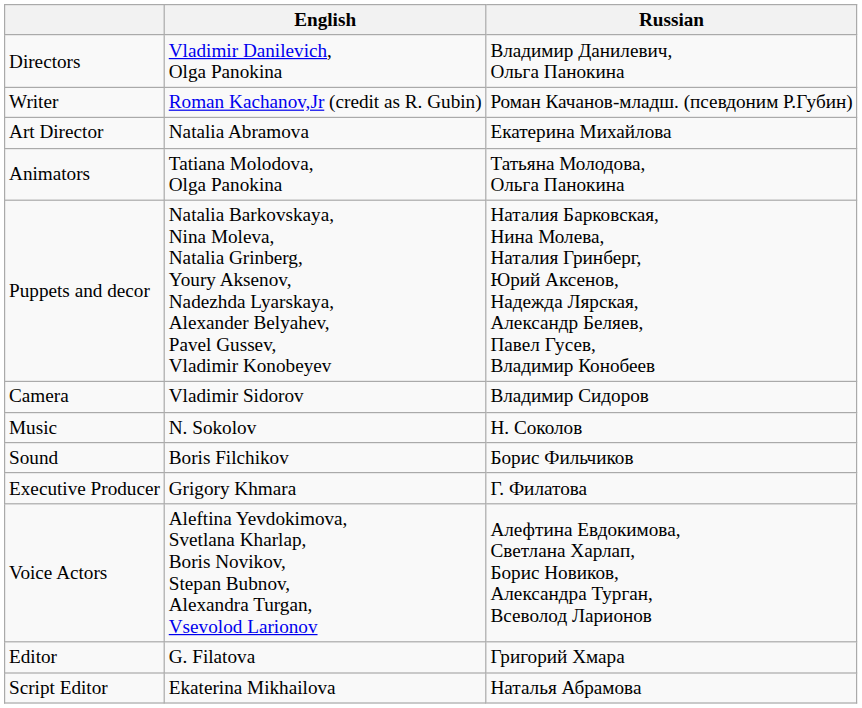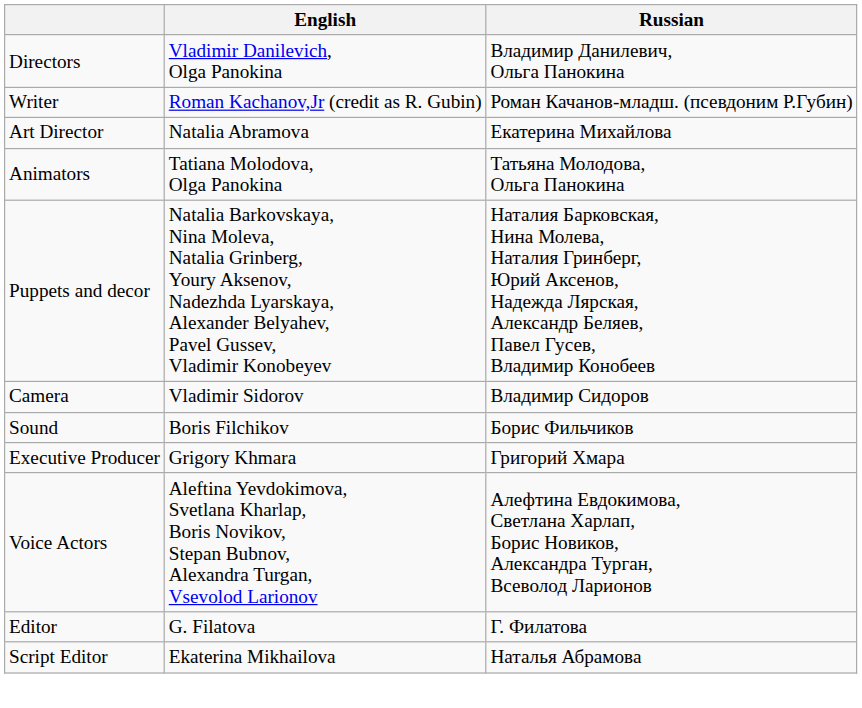- row: (33, 427)
(539, 488) Г. Филатова -> (558, 457) Григорий Хмара
(558, 657) Григорий Хмара -> (539, 626) Г. Филатова
